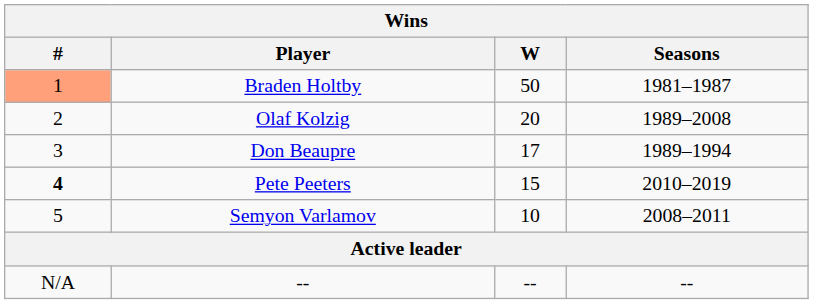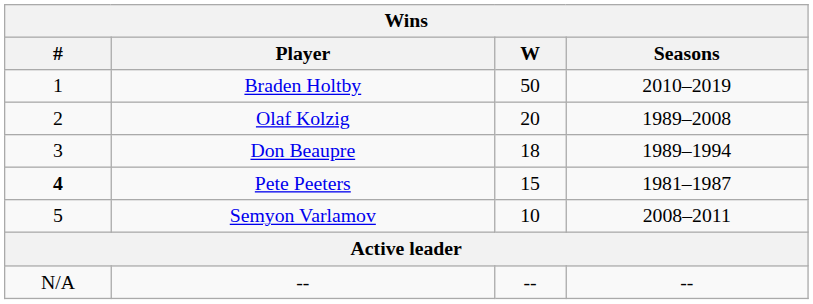(58, 86) lightsalmon background -> (58, 86) no background
(687, 86) 1981–1987 -> (687, 86) 2010–2019
(530, 151) 17 -> (530, 151) 18
(687, 183) 2010–2019 -> (687, 183) 1981–1987
